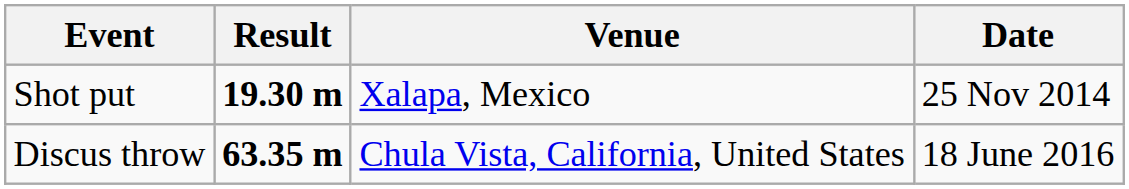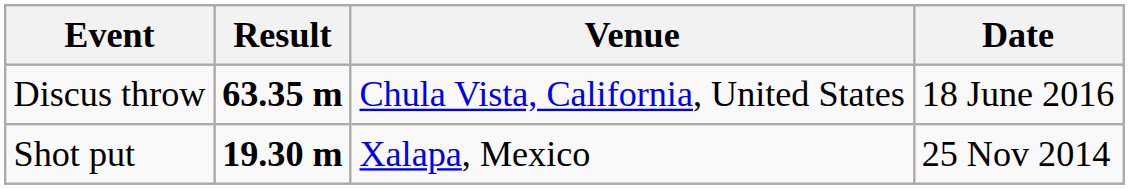rows swapped: (74, 94) <-> (109, 153)
